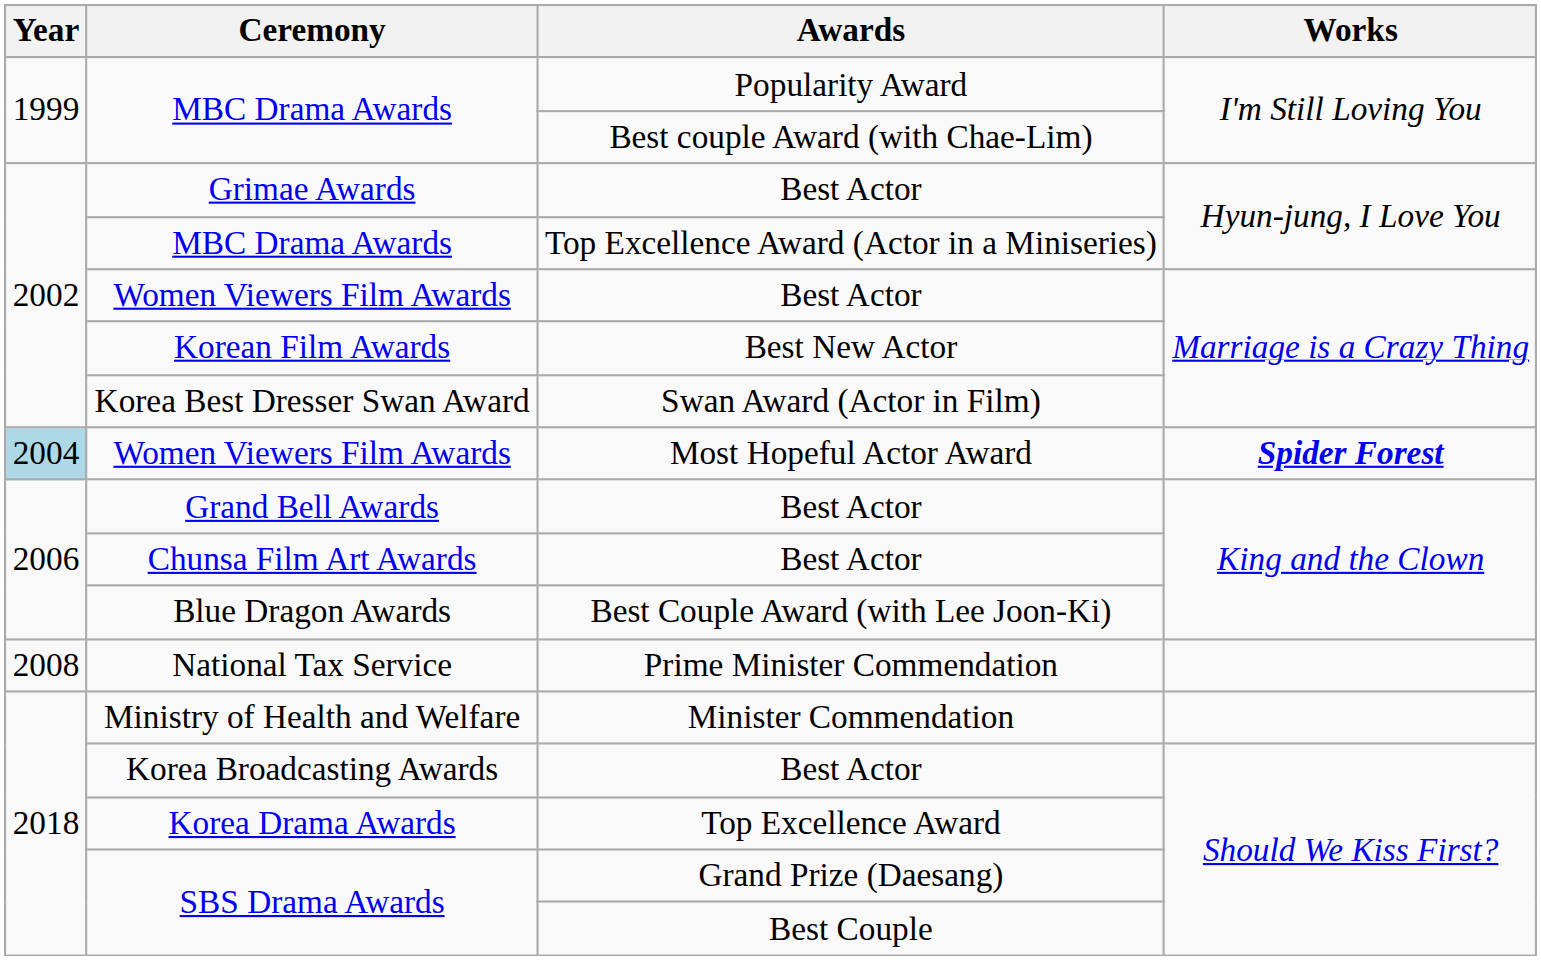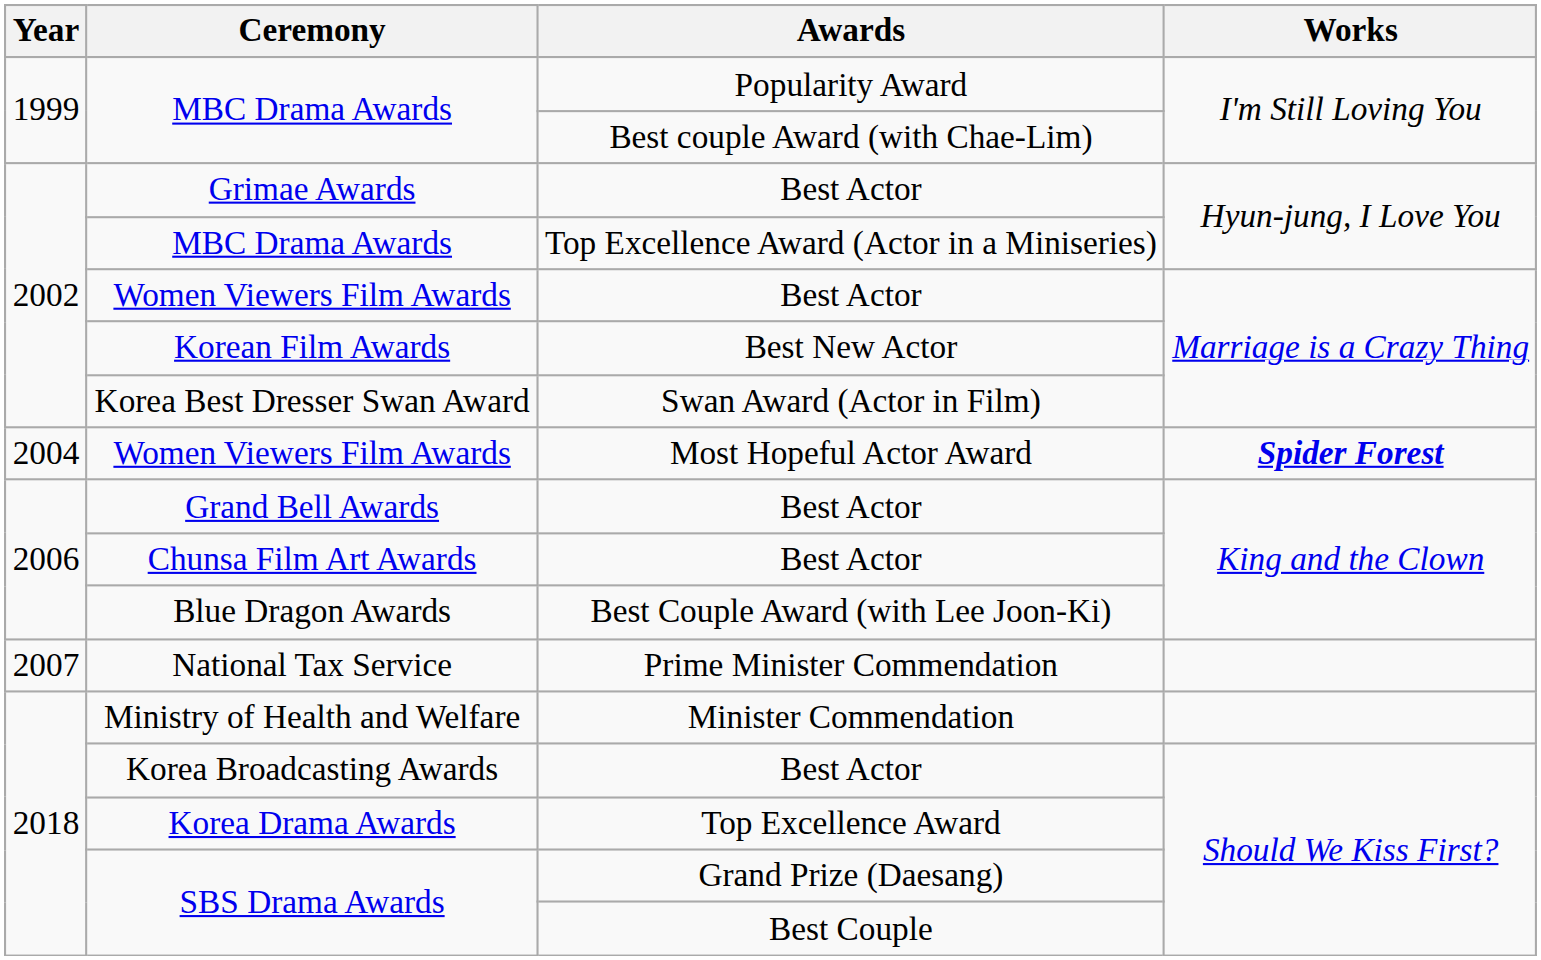(46, 453) lightblue background -> (46, 453) no background
(46, 664) 2008 -> (46, 664) 2007
